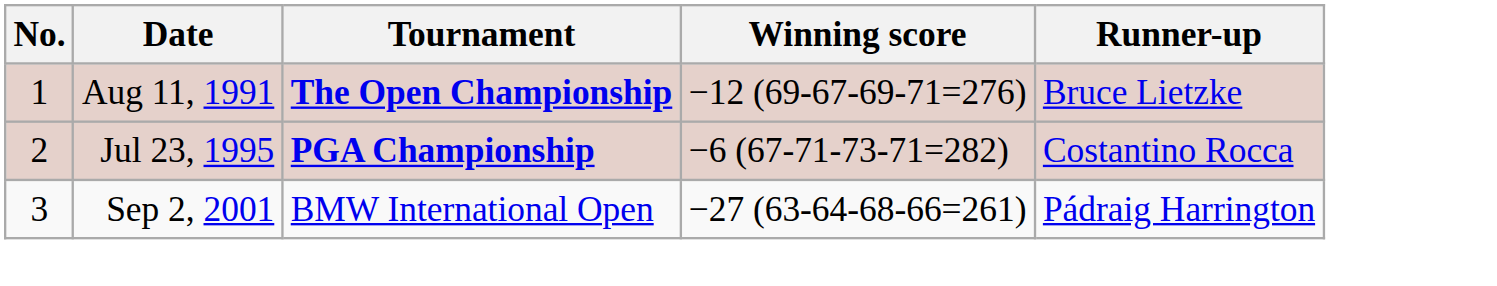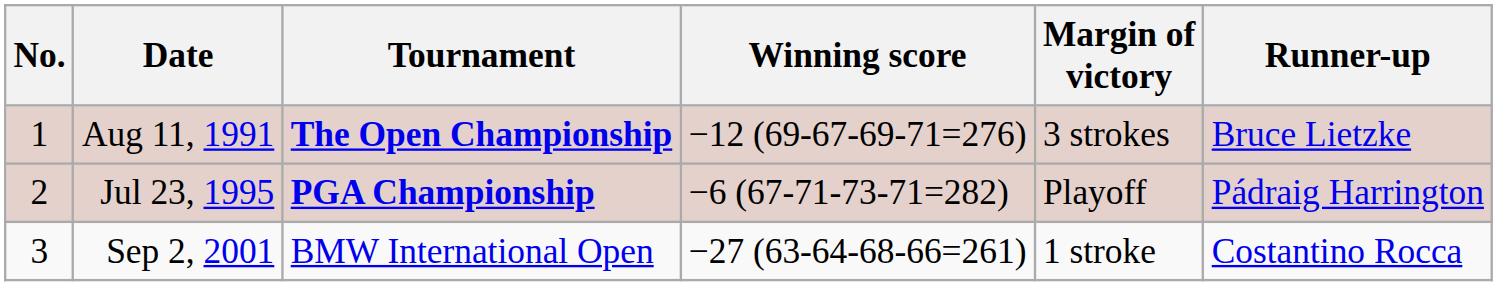+ column: (1119, 54)
(1168, 150) Costantino Rocca -> (1348, 192) Pádraig Harrington
(1179, 209) Pádraig Harrington -> (1337, 251) Costantino Rocca
